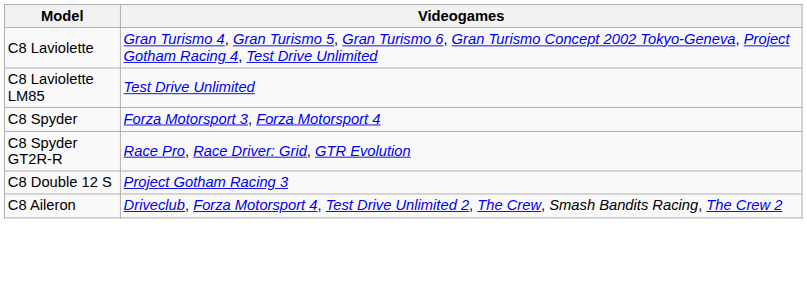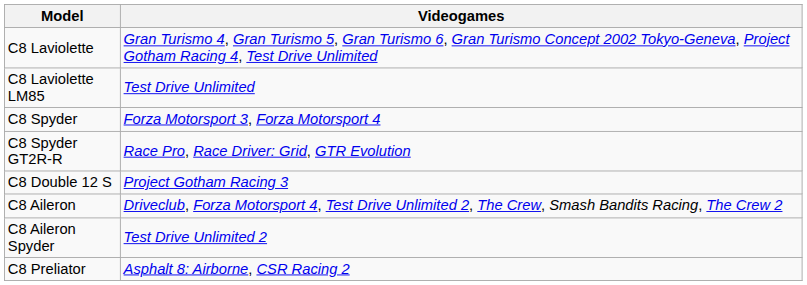+ row: (42, 237)
+ row: (47, 269)
